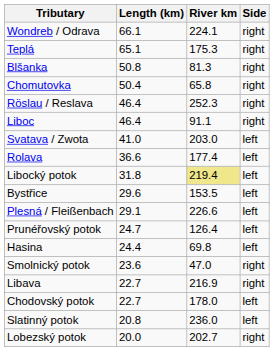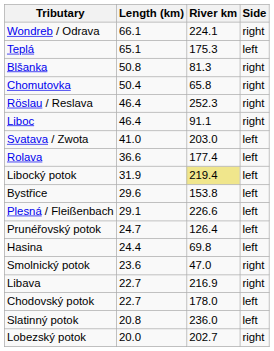(253, 49) right -> (250, 49) left
(130, 175) 31.8 -> (130, 175) 31.9
(203, 193) 153.5 -> (203, 193) 153.8
